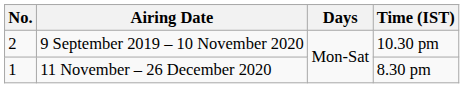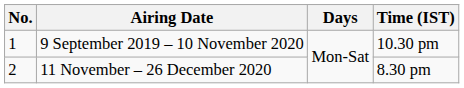(12, 43) 2 -> (12, 43) 1
(12, 69) 1 -> (12, 69) 2
